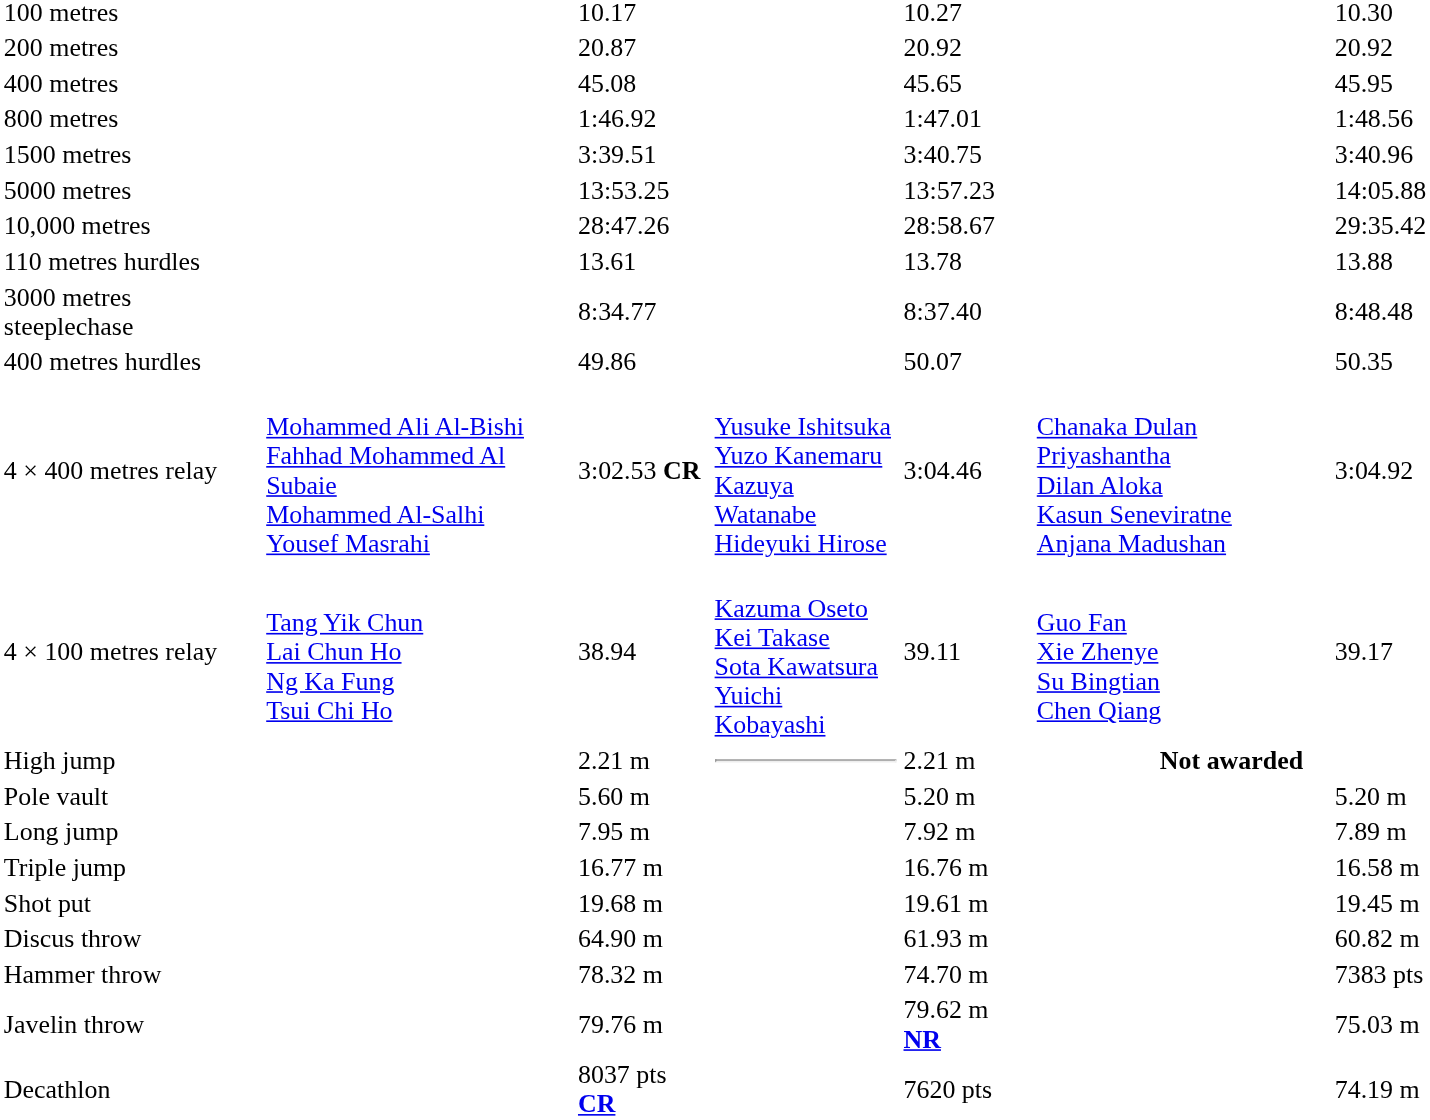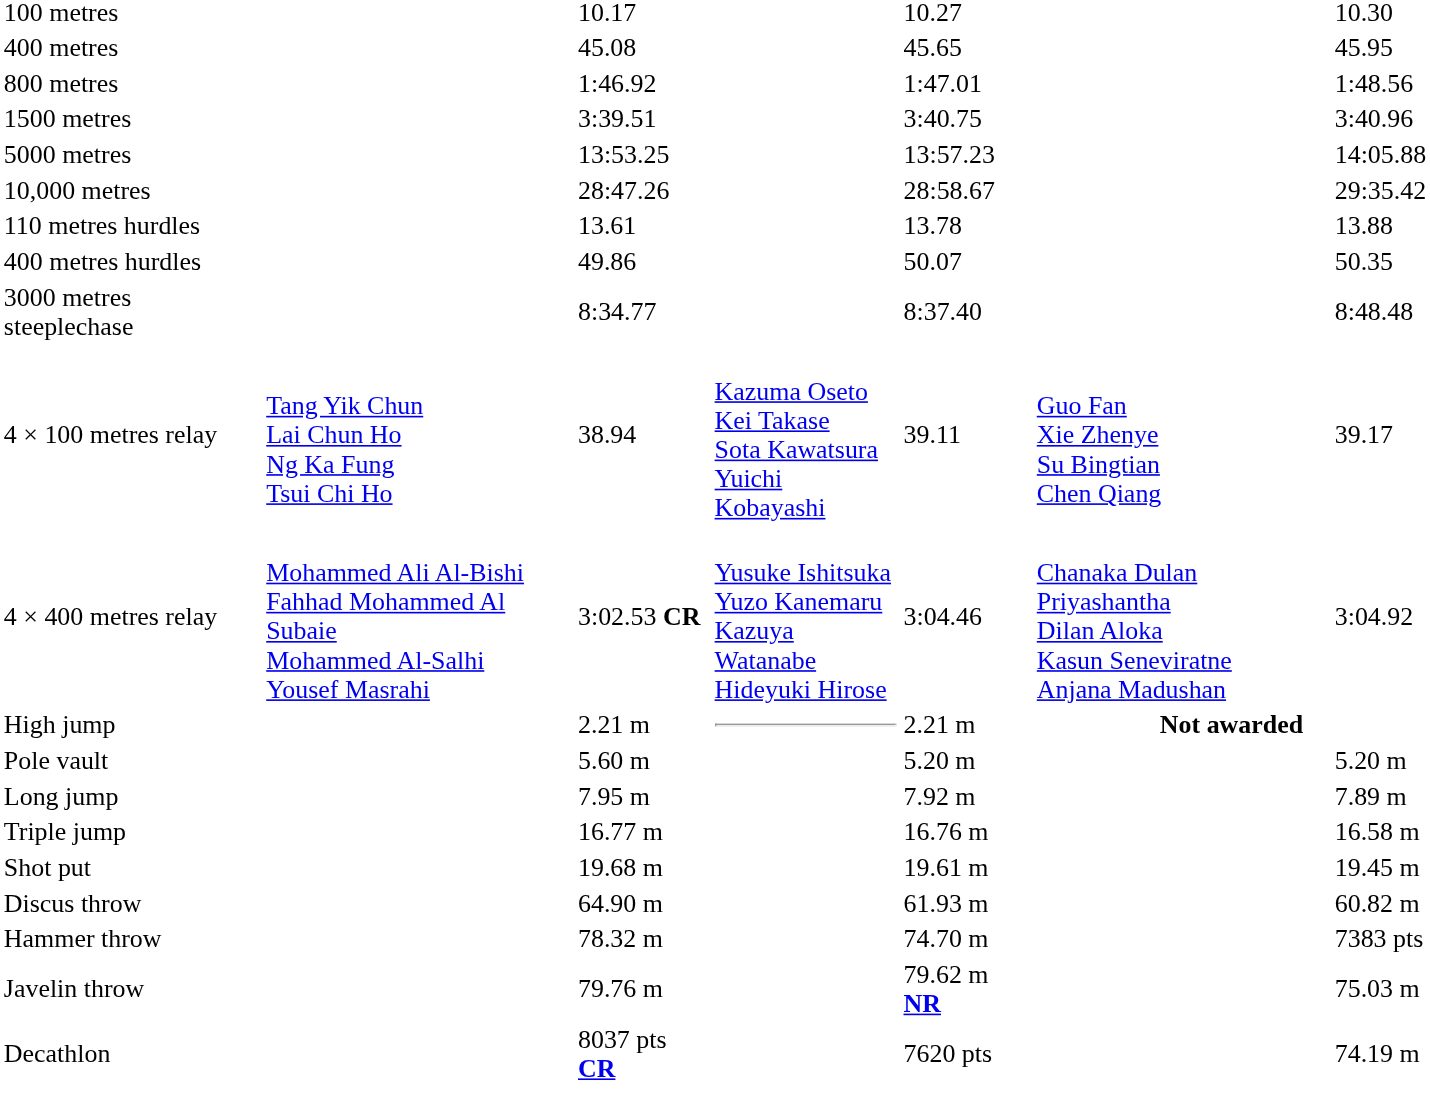- row: (61, 47)
rows swapped: (102, 362) <-> (69, 311)
rows swapped: (111, 652) <-> (111, 470)
